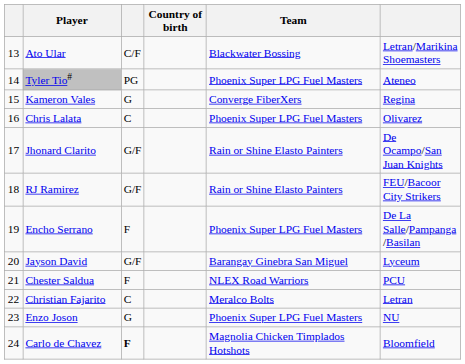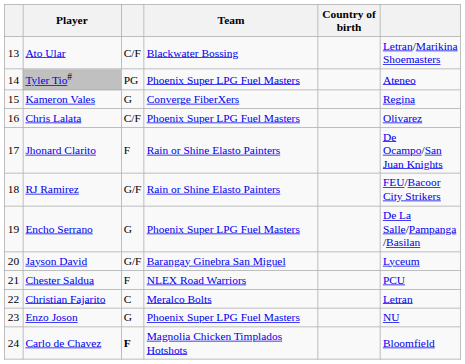columns swapped: (175, 20) <-> (293, 20)
(127, 118) C -> (132, 118) C/F
(133, 150) G/F -> (127, 150) F
(127, 228) F -> (128, 228) G
